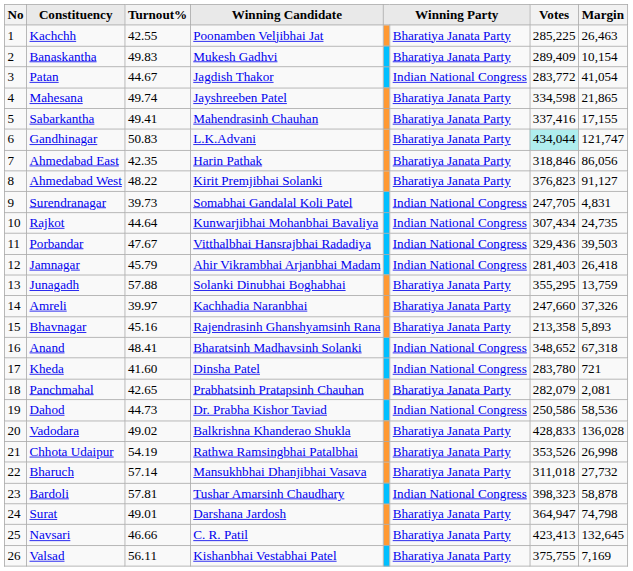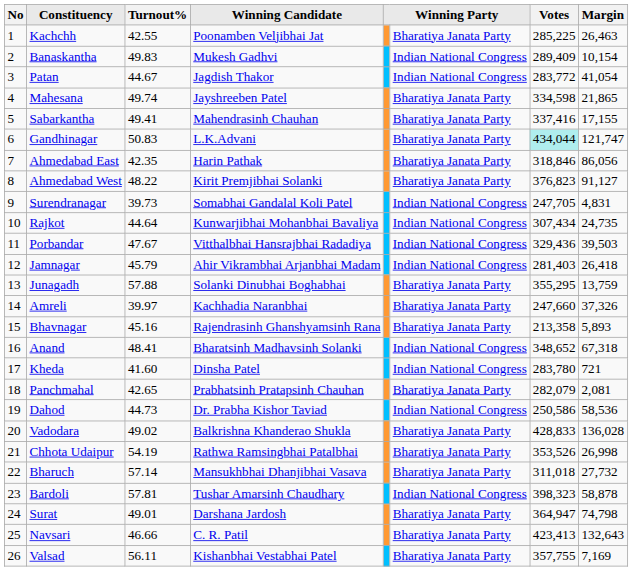(452, 56) Bharatiya Janata Party -> (460, 56) Indian National Congress
(603, 535) 132,645 -> (603, 535) 132,643
(554, 555) 375,755 -> (554, 555) 357,755
